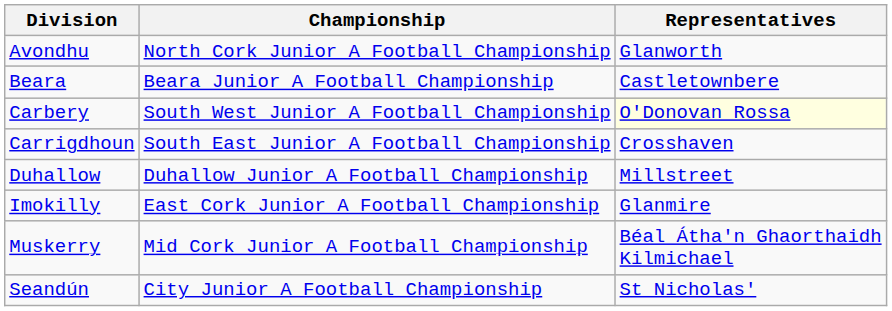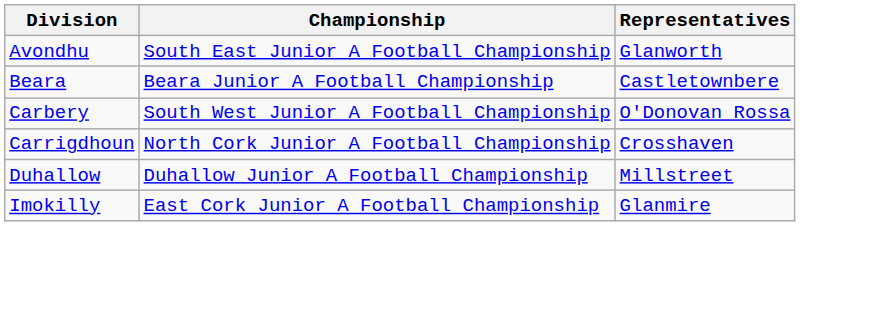(377, 51) North Cork Junior A Football Championship -> (377, 51) South East Junior A Football Championship
(705, 113) lightyellow background -> (705, 113) no background
(377, 144) South East Junior A Football Championship -> (377, 144) North Cork Junior A Football Championship
- row: (55, 248)
- row: (49, 290)
